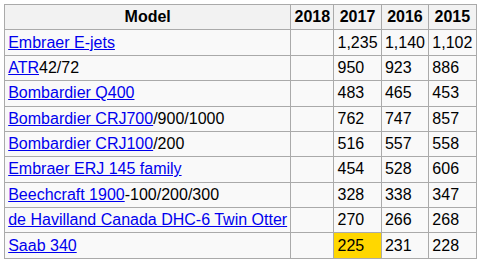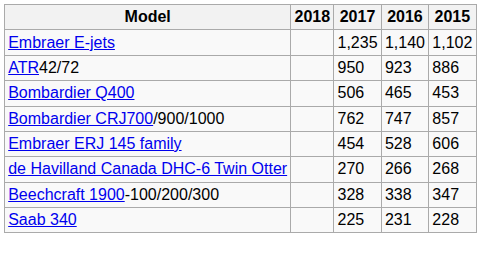(351, 93) 483 -> (351, 93) 506
- row: (96, 144)
rows swapped: (114, 194) <-> (148, 220)
(351, 245) gold background -> (351, 220) no background
